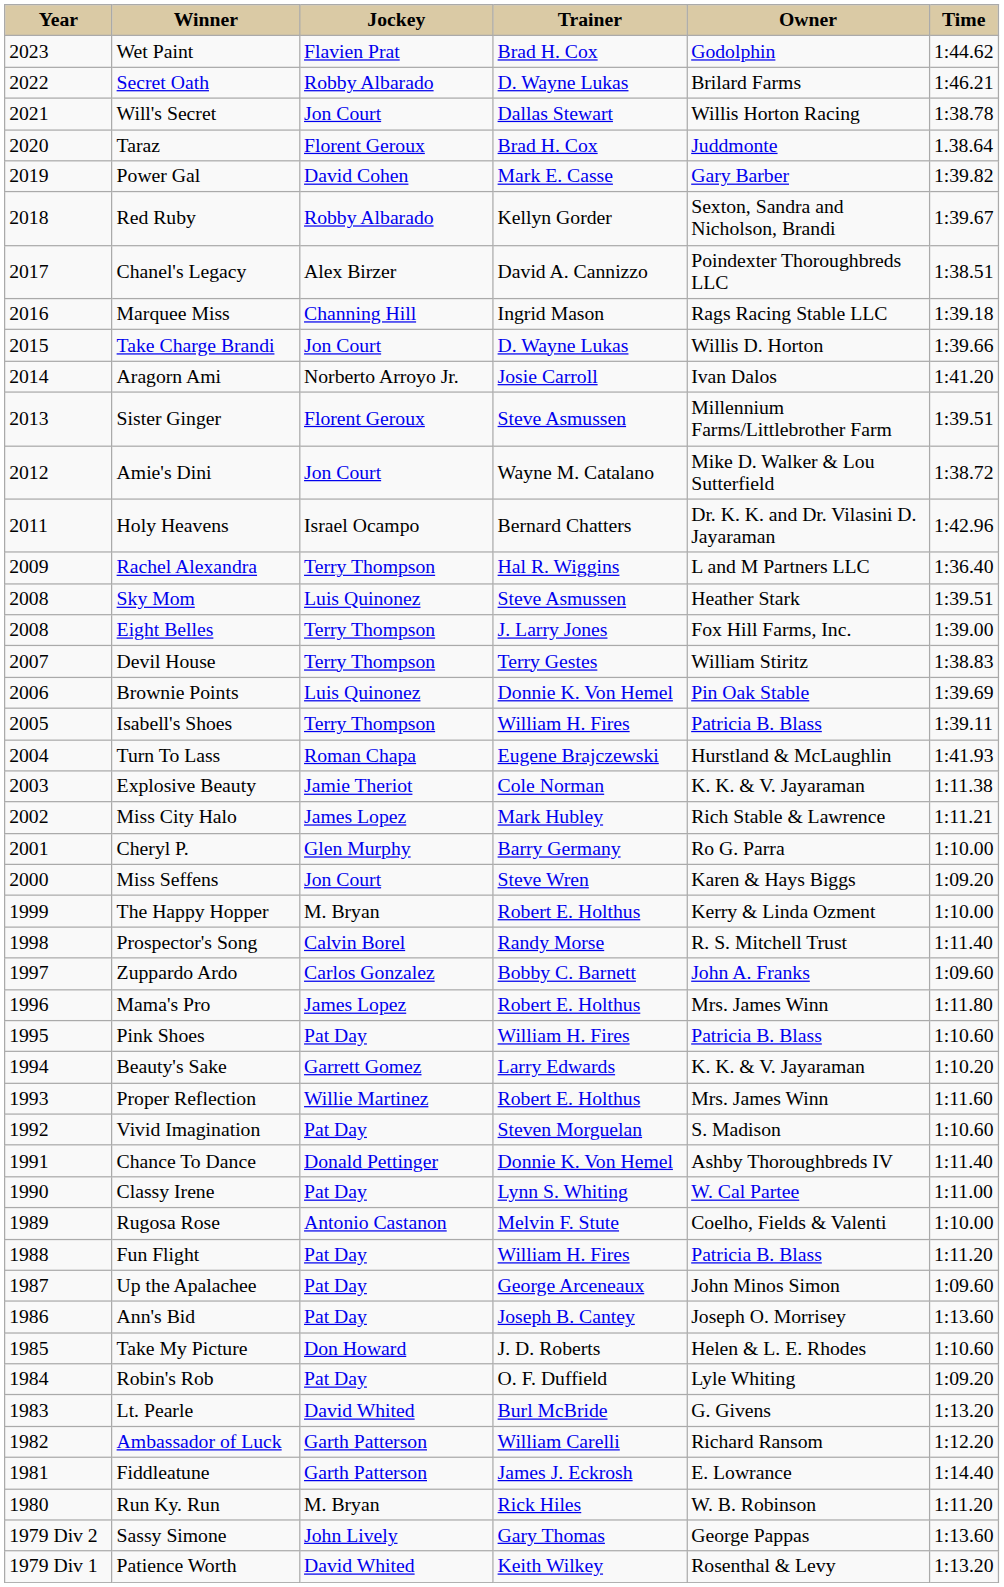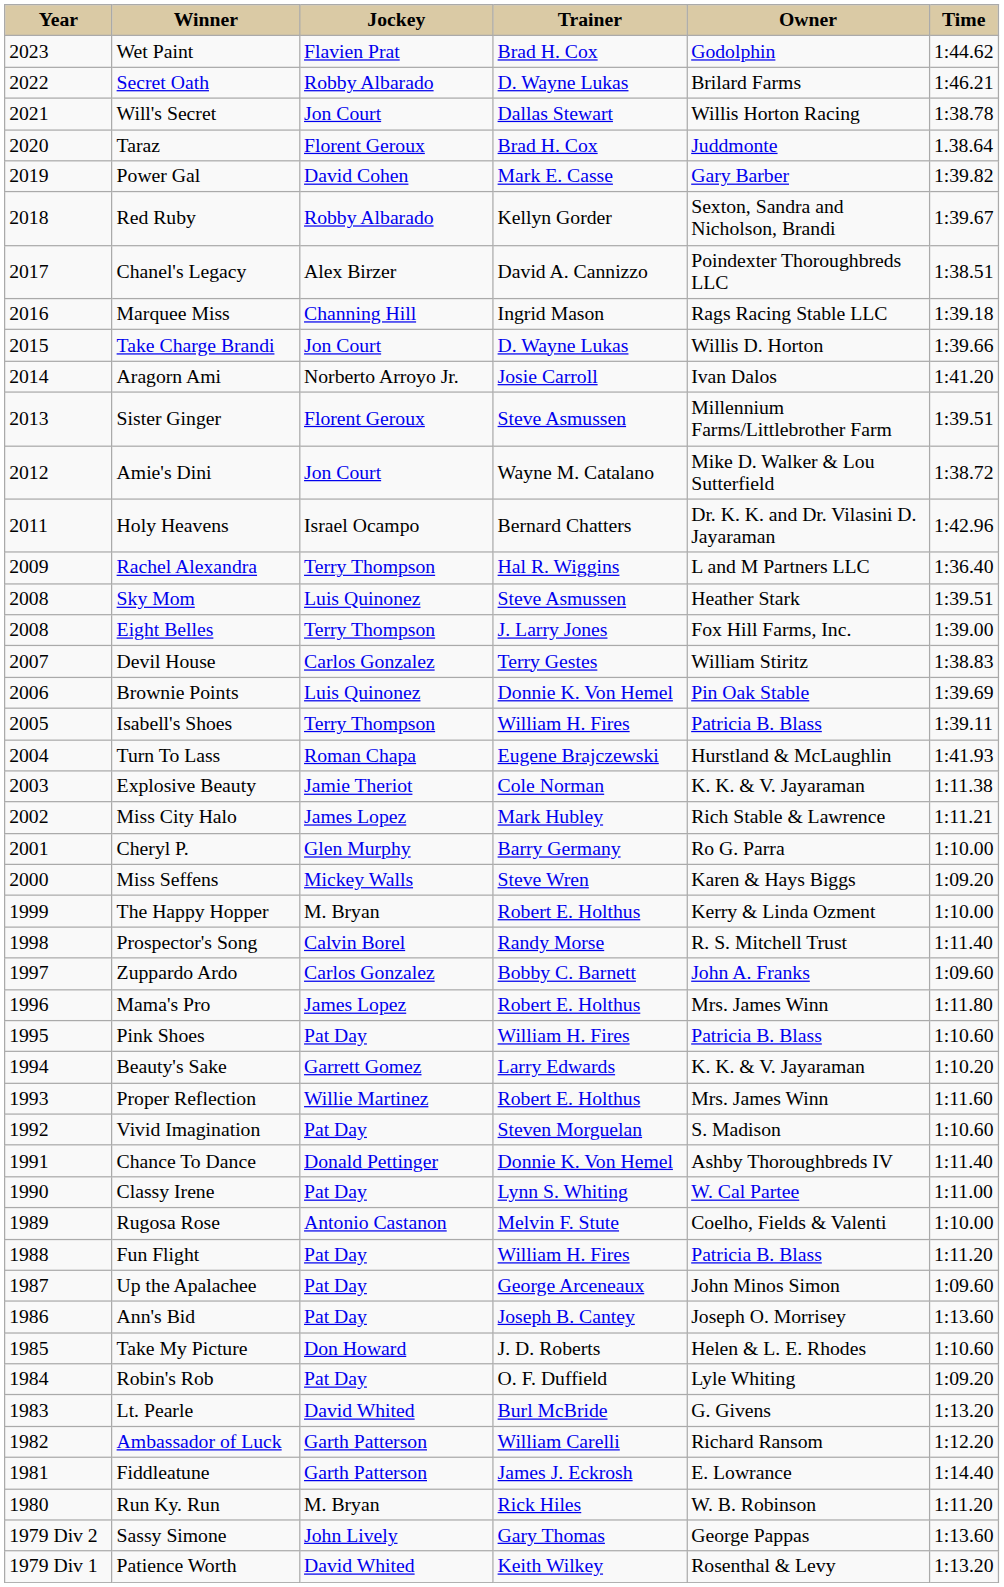(370, 661) Terry Thompson -> (369, 661) Carlos Gonzalez
(343, 879) Jon Court -> (359, 879) Mickey Walls
